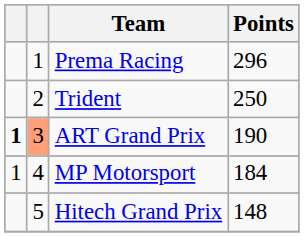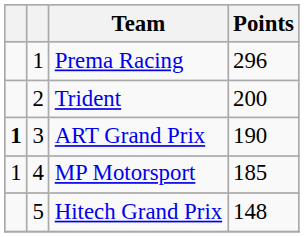(250, 98) 250 -> (250, 98) 200
(38, 136) lightsalmon background -> (38, 136) no background
(250, 173) 184 -> (250, 173) 185
